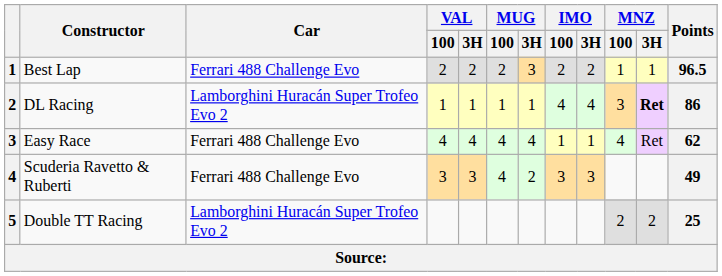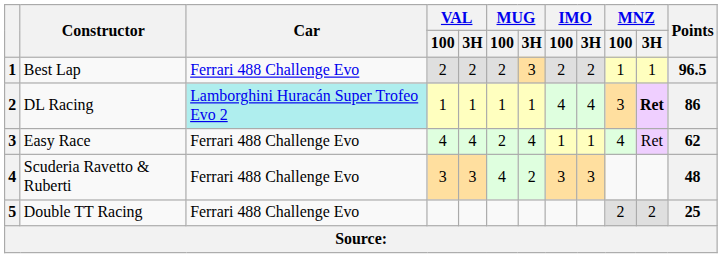(304, 105) no background -> (304, 105) paleturquoise background
(502, 140) 4 -> (502, 140) 2
(693, 176) 49 -> (693, 176) 48
(304, 221) Lamborghini Huracán Super Trofeo Evo 2 -> (275, 212) Ferrari 488 Challenge Evo
